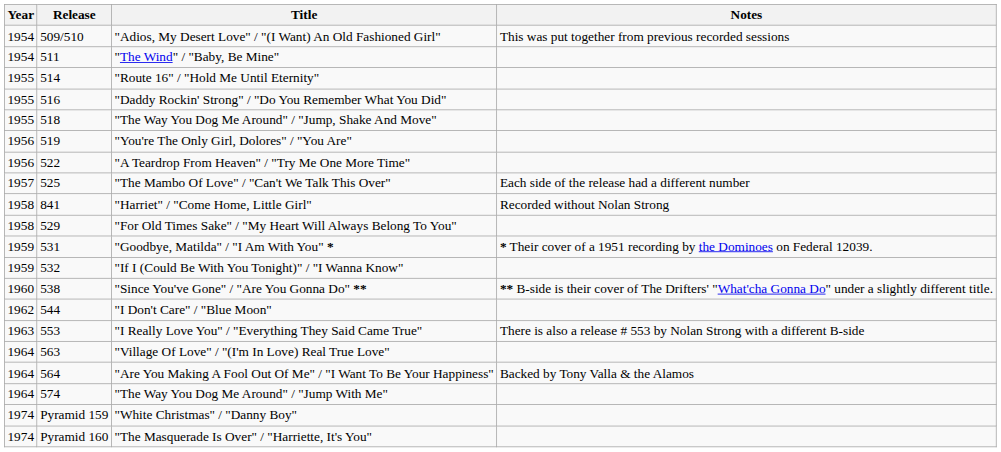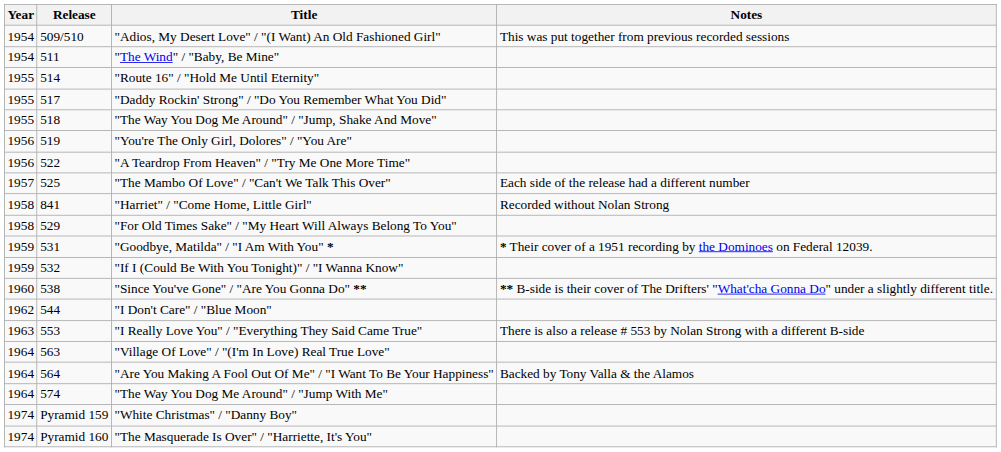(50, 99) 516 -> (50, 99) 517
